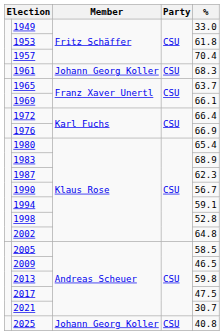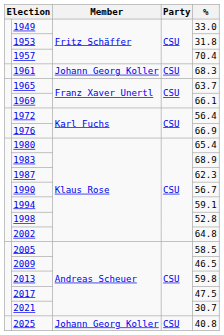(206, 41) 61.8 -> (206, 41) 31.8
(206, 116) 66.4 -> (206, 116) 56.4
